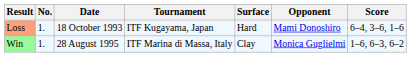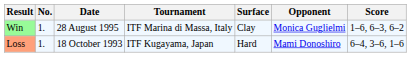rows swapped: (16, 27) <-> (15, 43)
